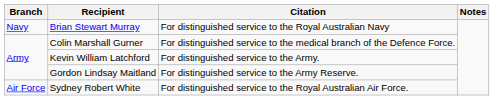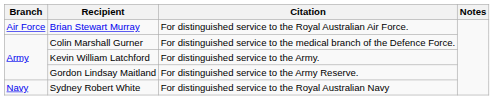(17, 27) Navy -> (26, 27) Air Force
(275, 27) For distinguished service to the Royal Australian Navy -> (285, 27) For distinguished service to the Royal Australian Air Force.
(26, 88) Air Force -> (17, 88) Navy
(285, 88) For distinguished service to the Royal Australian Air Force. -> (275, 88) For distinguished service to the Royal Australian Navy
